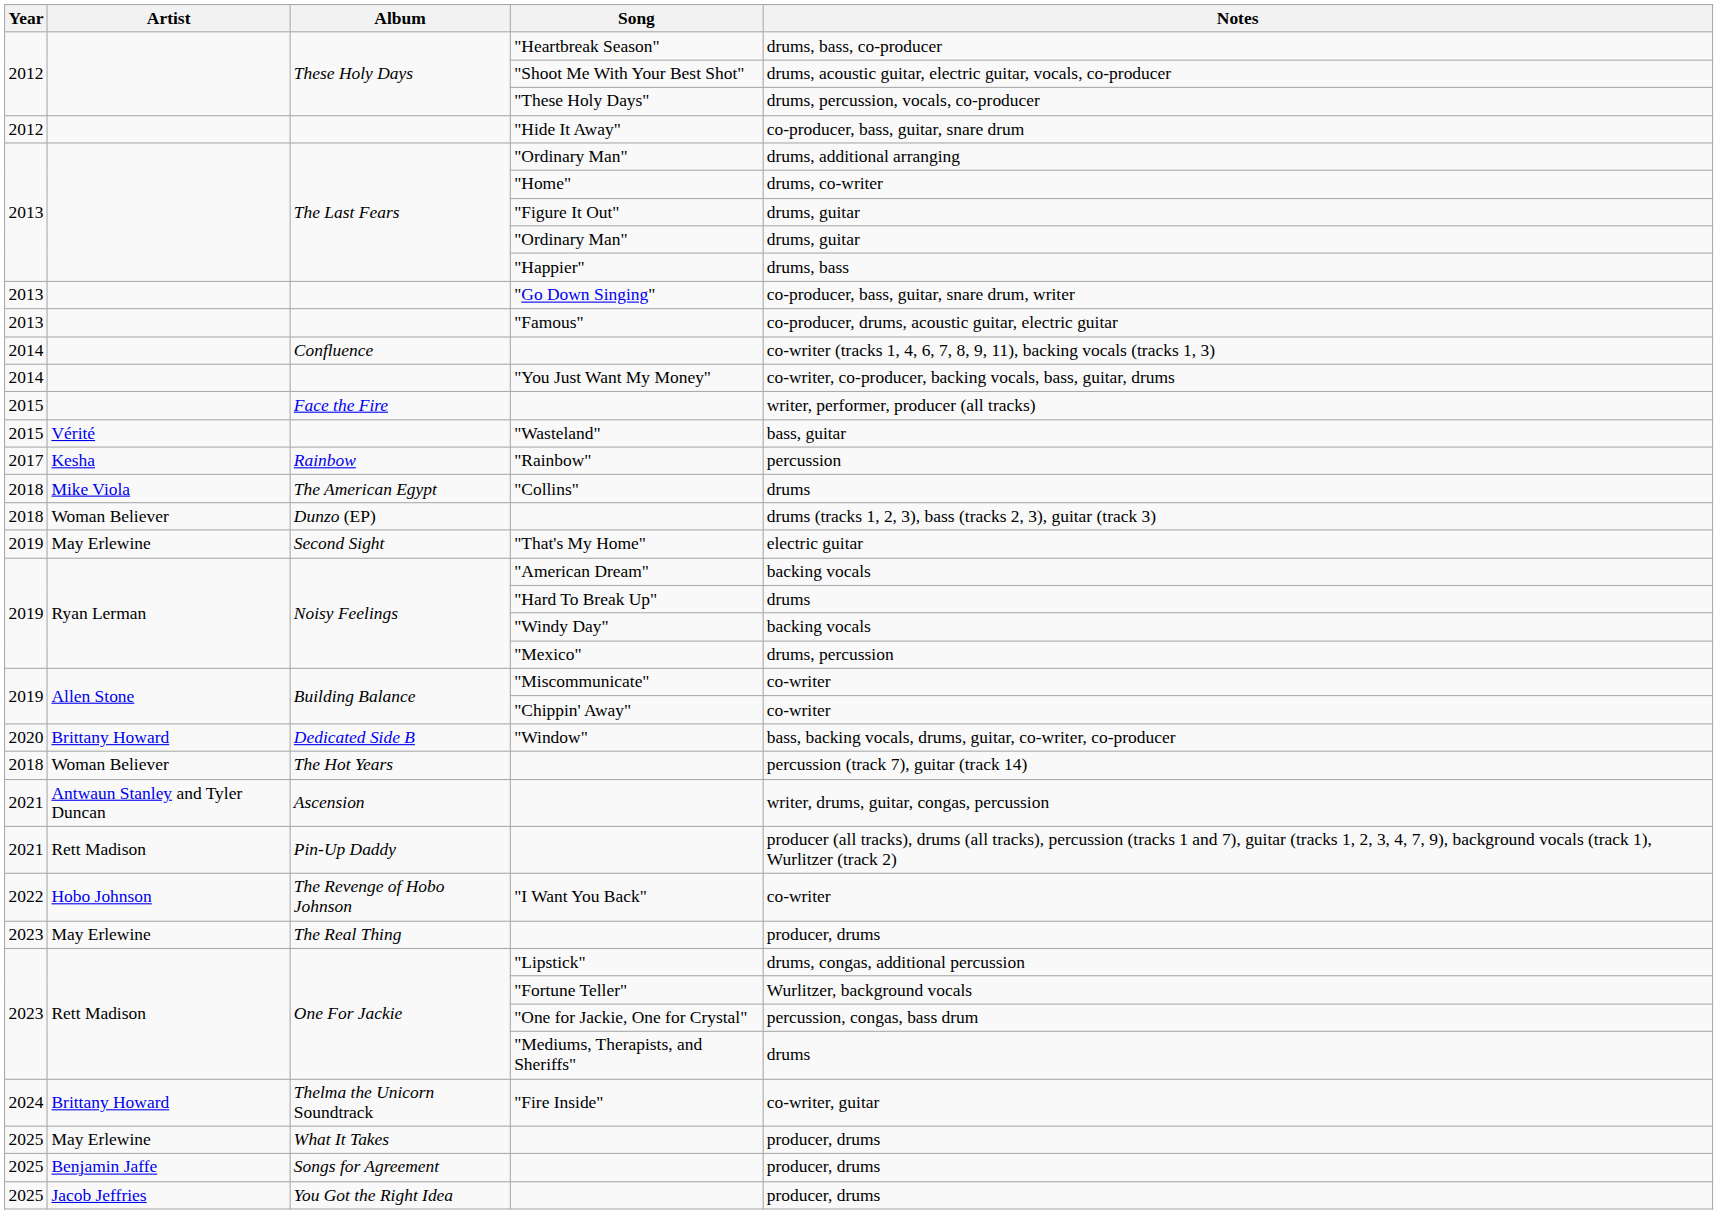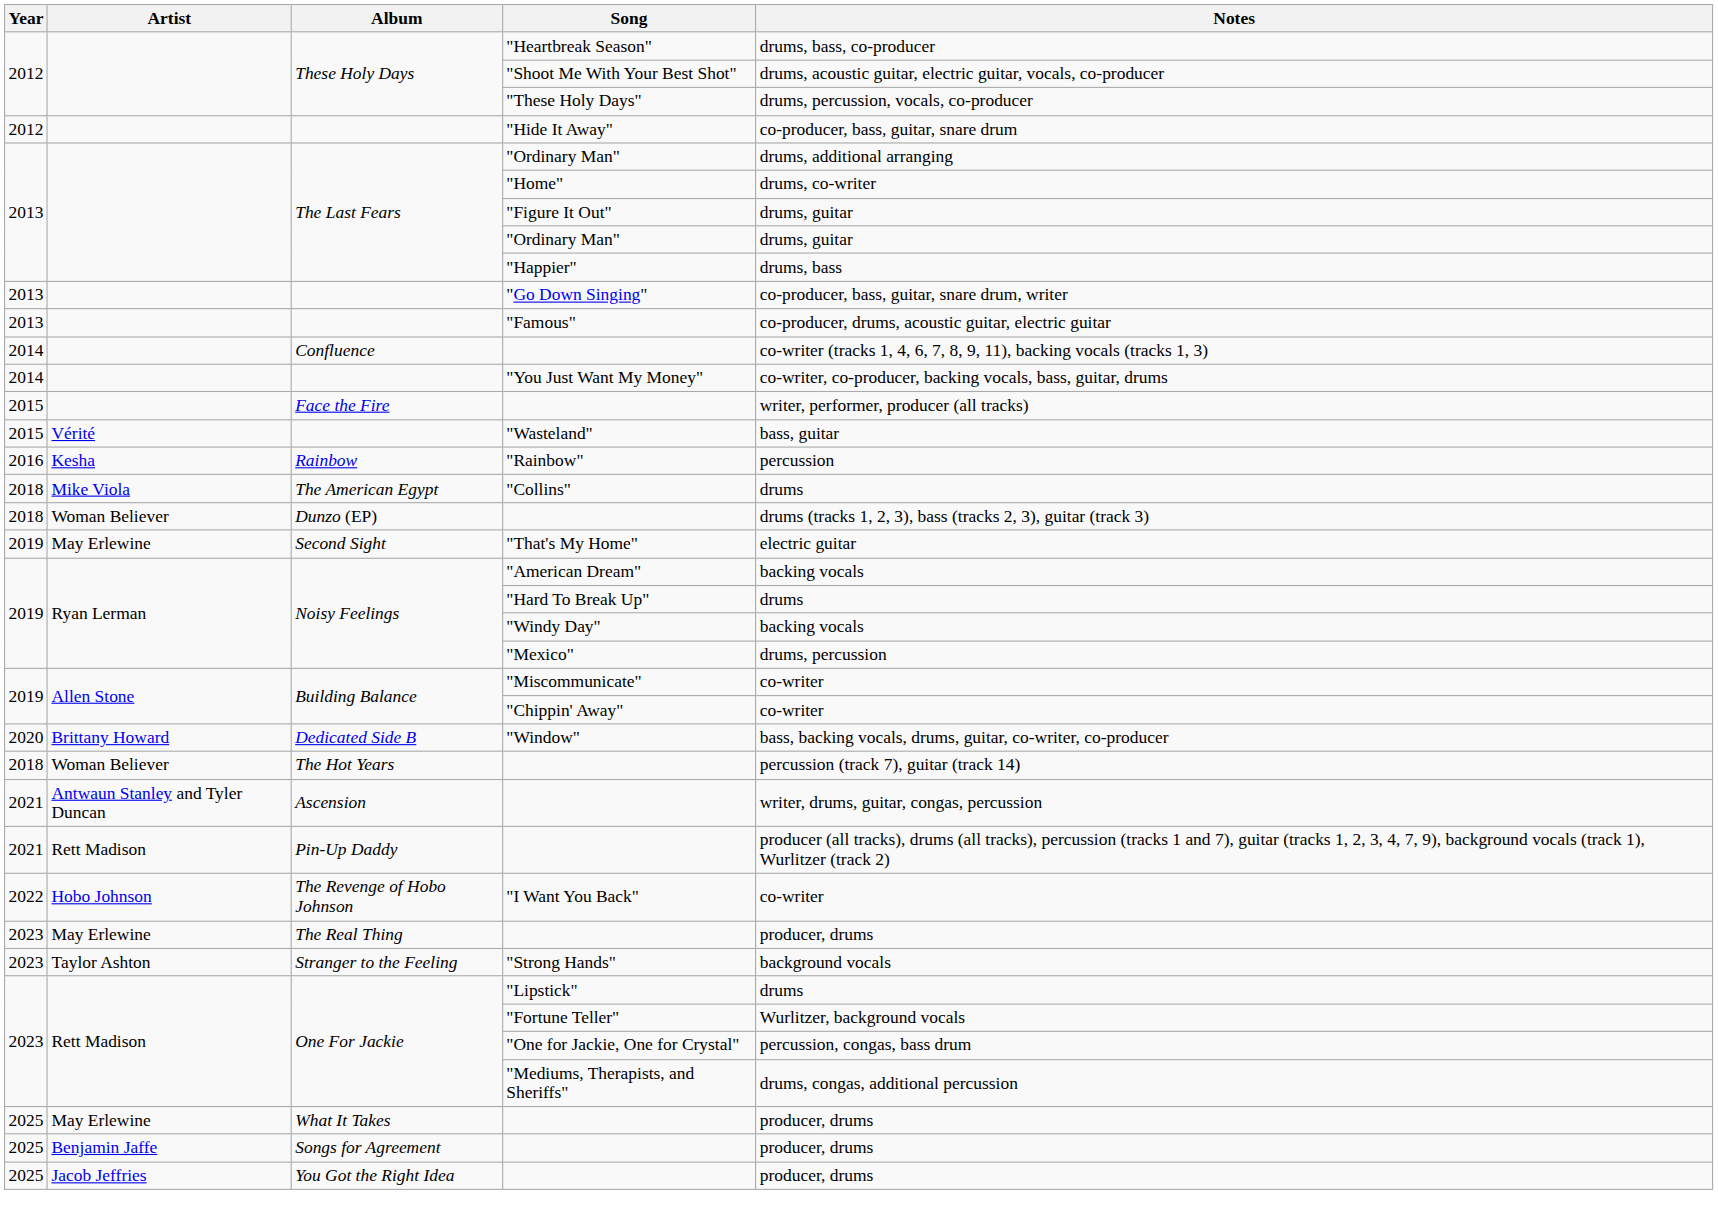(26, 460) 2017 -> (26, 460) 2016
+ row: (376, 962)
(896, 962) drums, congas, additional percussion -> (782, 989) drums
(788, 1055) drums -> (889, 1082) drums, congas, additional percussion
- row: (364, 1102)
